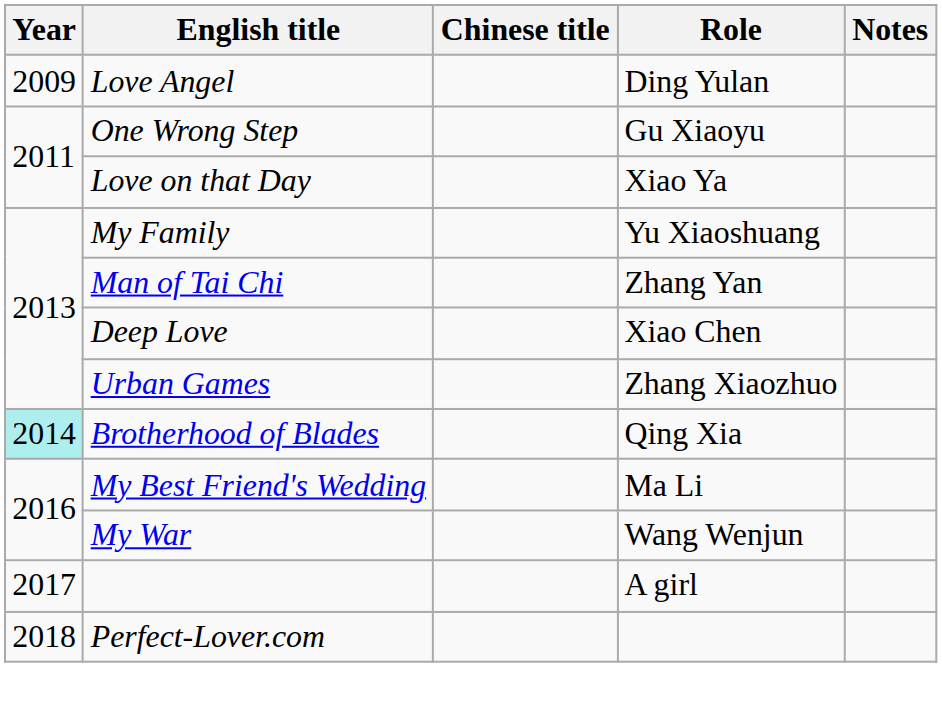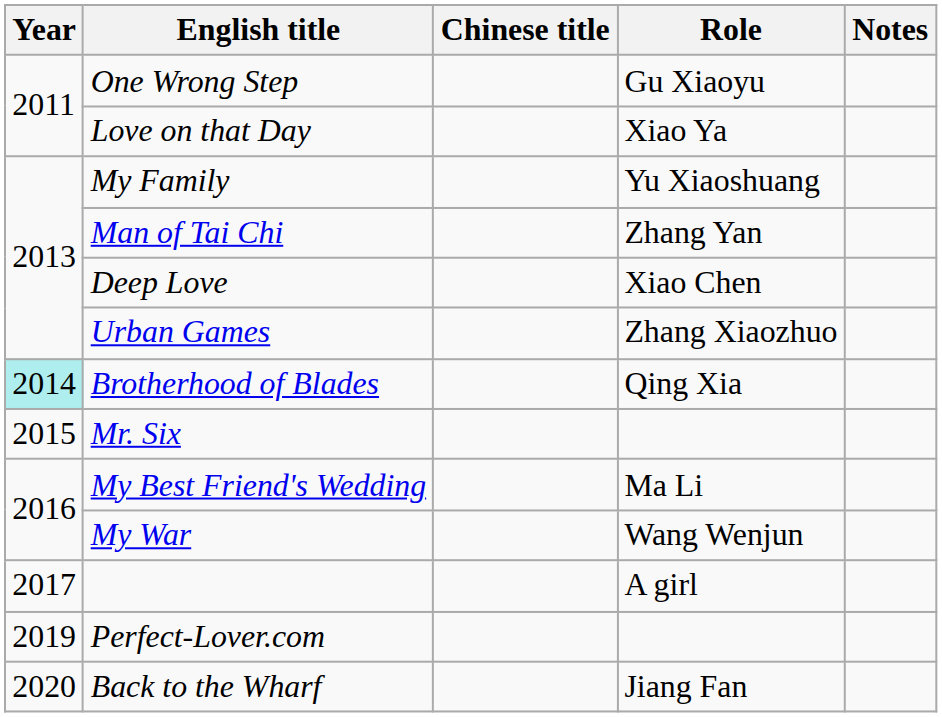- row: (162, 80)
+ row: (136, 433)
(44, 635) 2018 -> (44, 635) 2019
+ row: (206, 686)
